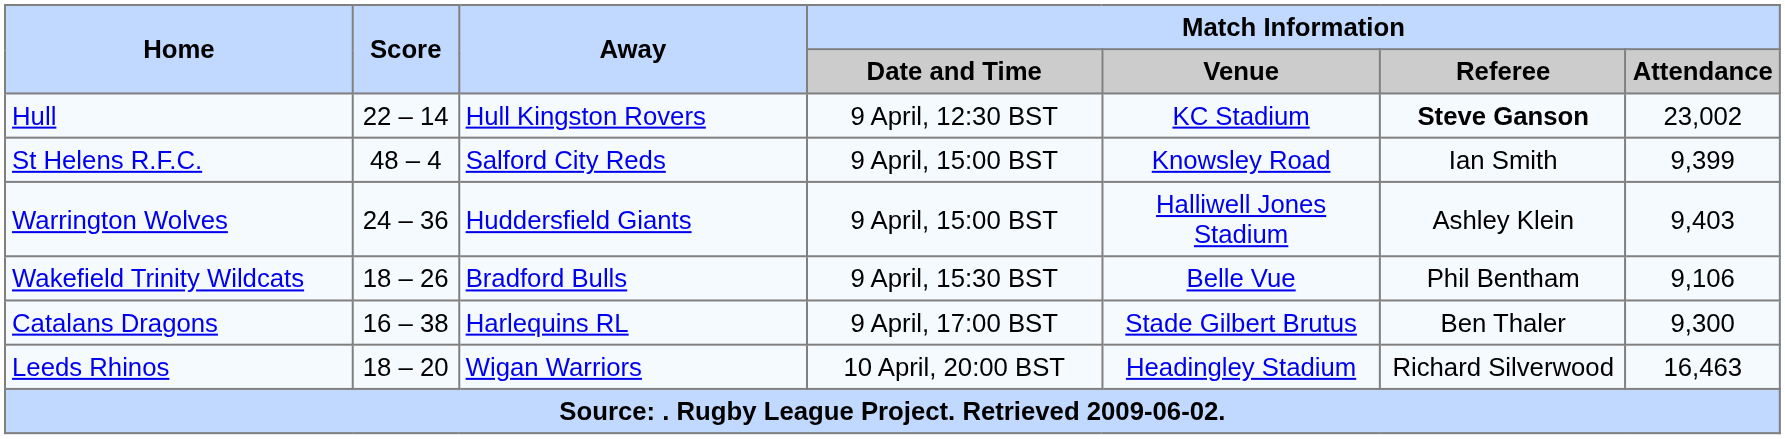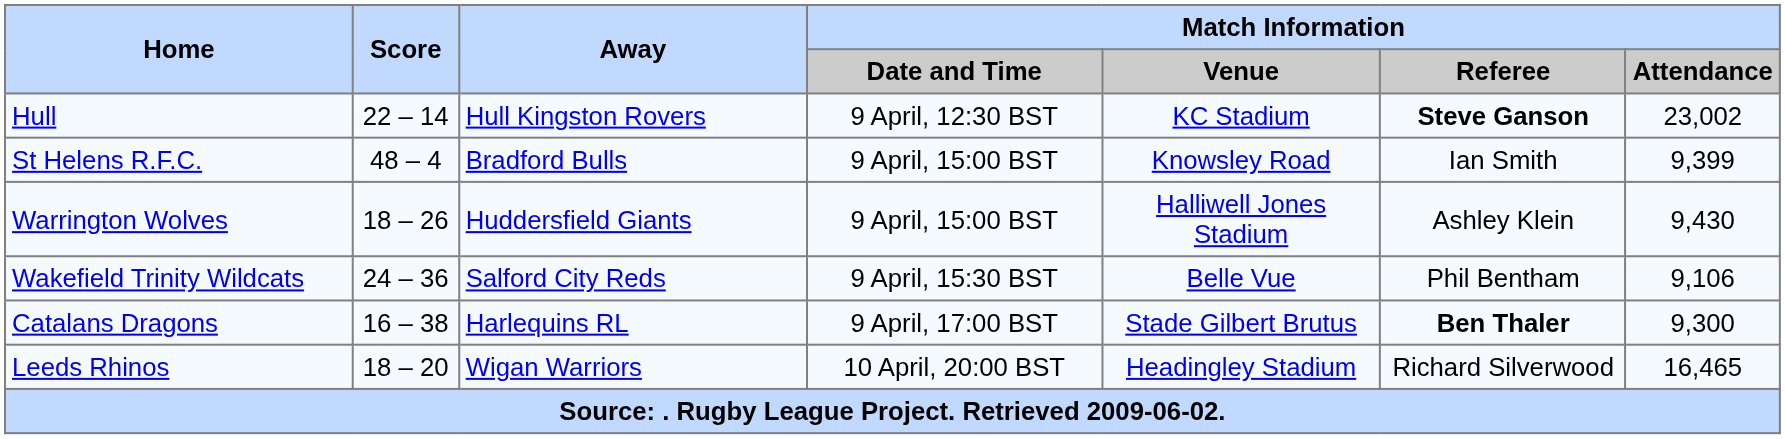(566, 160) Salford City Reds -> (546, 160) Bradford Bulls
(406, 219) 24 – 36 -> (406, 219) 18 – 26
(1703, 219) 9,403 -> (1703, 219) 9,430
(406, 278) 18 – 26 -> (406, 278) 24 – 36
(546, 278) Bradford Bulls -> (566, 278) Salford City Reds
(1503, 323) normal -> (1503, 323) bold
(1703, 367) 16,463 -> (1703, 367) 16,465
